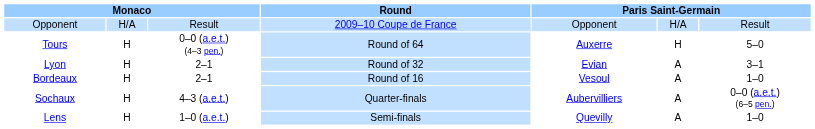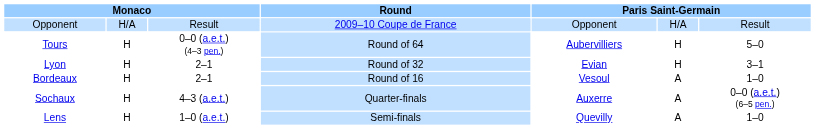(594, 44) Auxerre -> (594, 44) Aubervilliers
(678, 64) A -> (678, 64) H
(594, 98) Aubervilliers -> (594, 98) Auxerre
